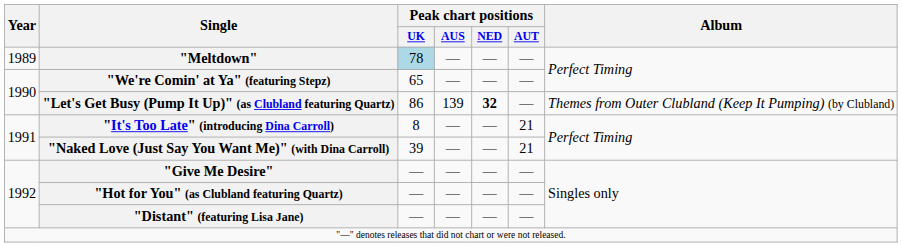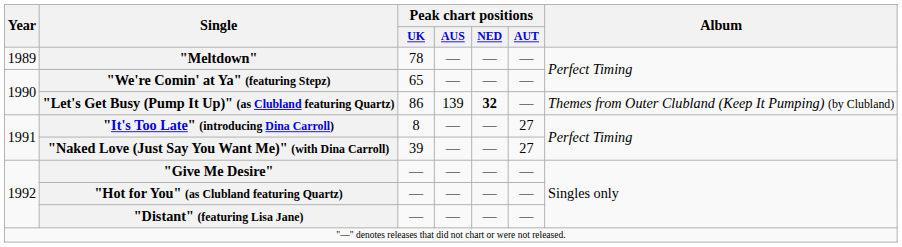(416, 58) lightblue background -> (416, 58) no background
(526, 125) 21 -> (526, 125) 27
(526, 148) 21 -> (526, 148) 27
